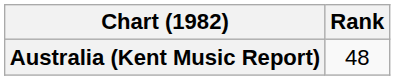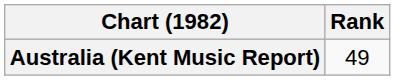(357, 57) 48 -> (357, 57) 49
